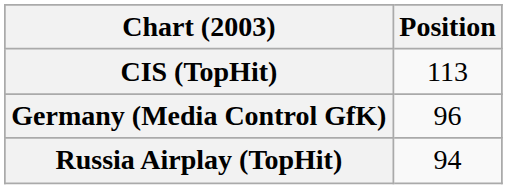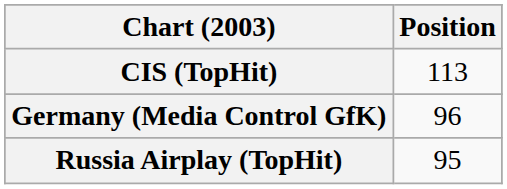(448, 159) 94 -> (448, 159) 95
